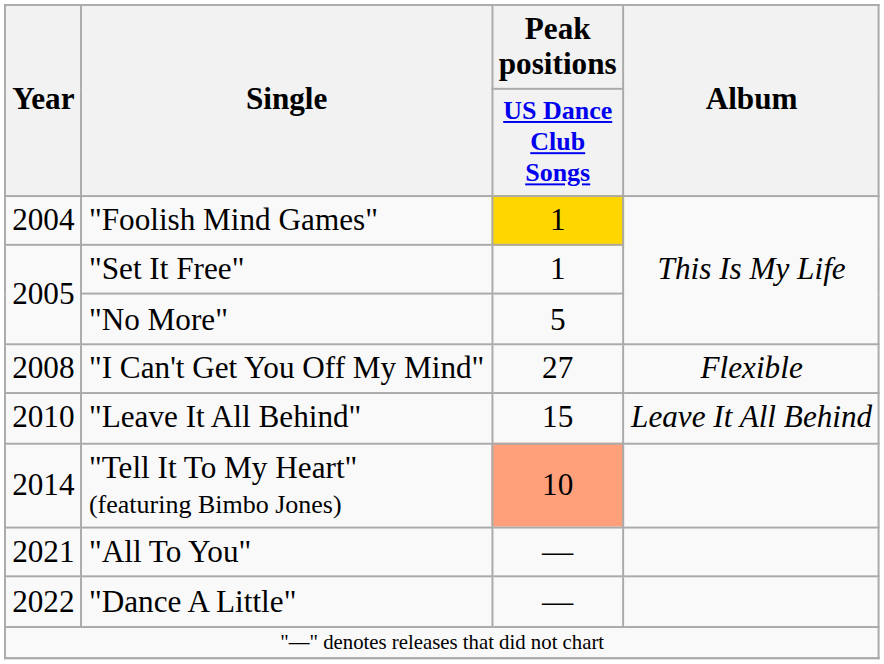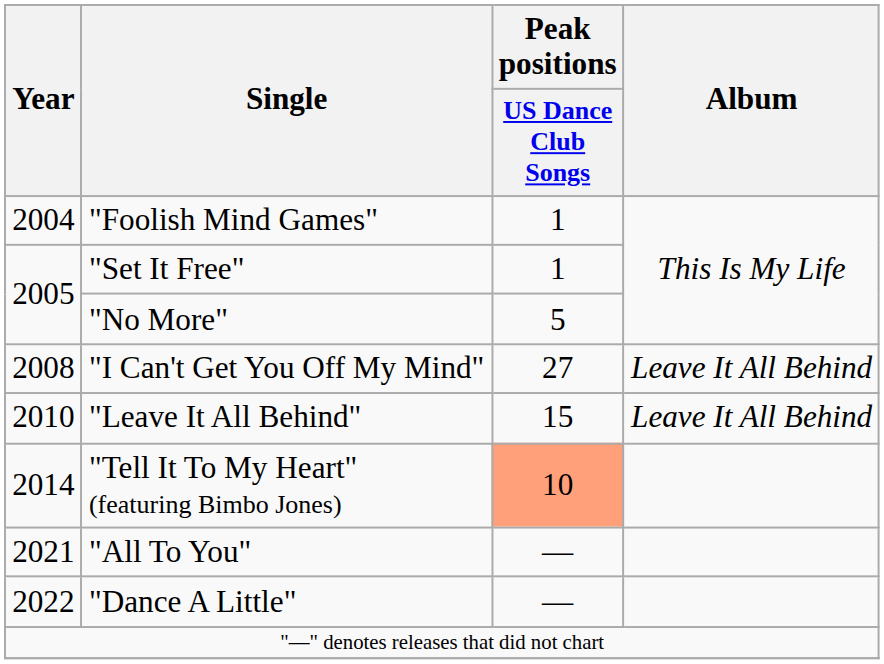(558, 219) gold background -> (558, 219) no background
(752, 368) Flexible -> (752, 368) Leave It All Behind
